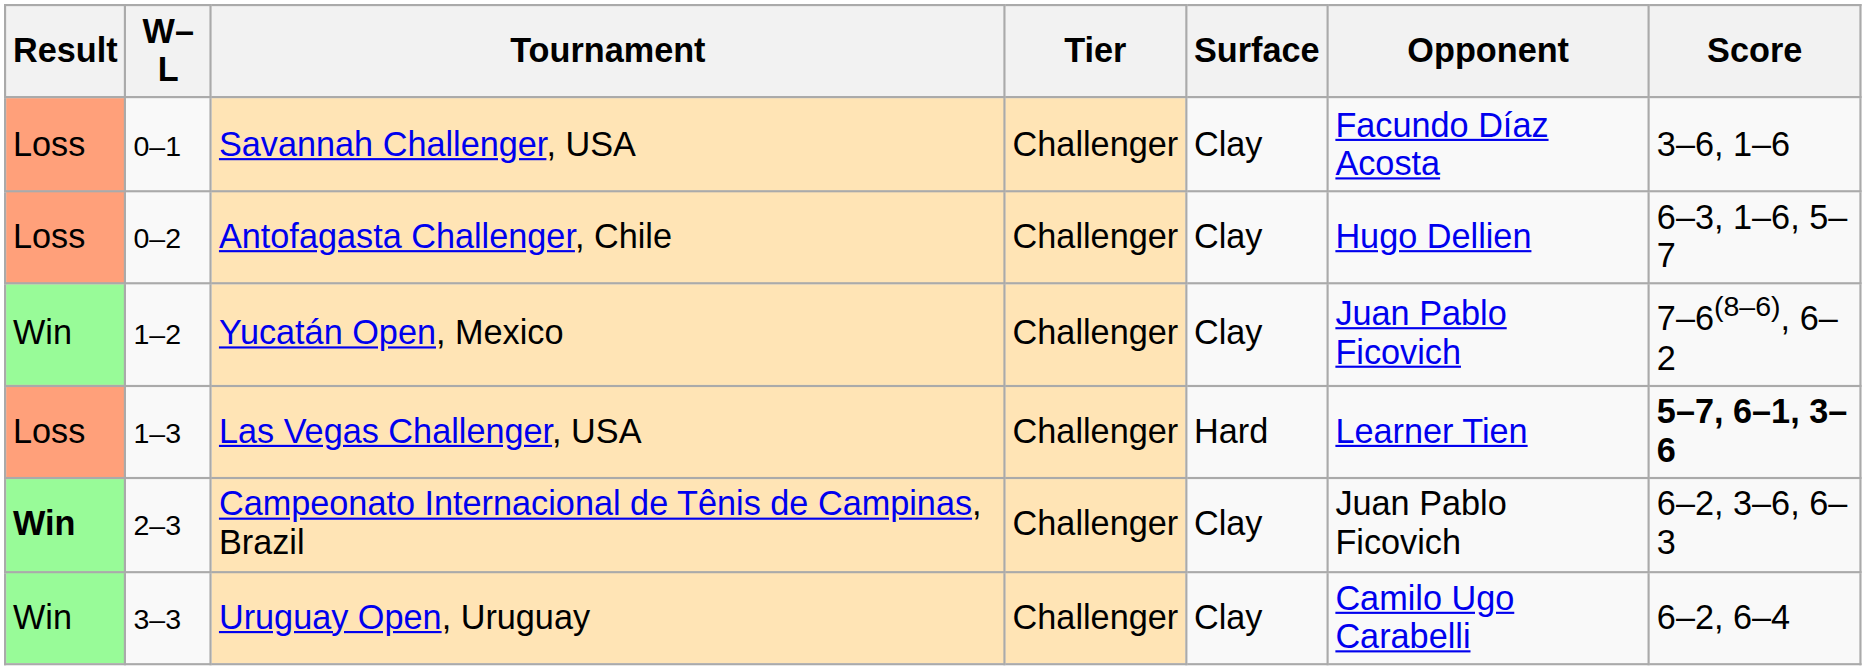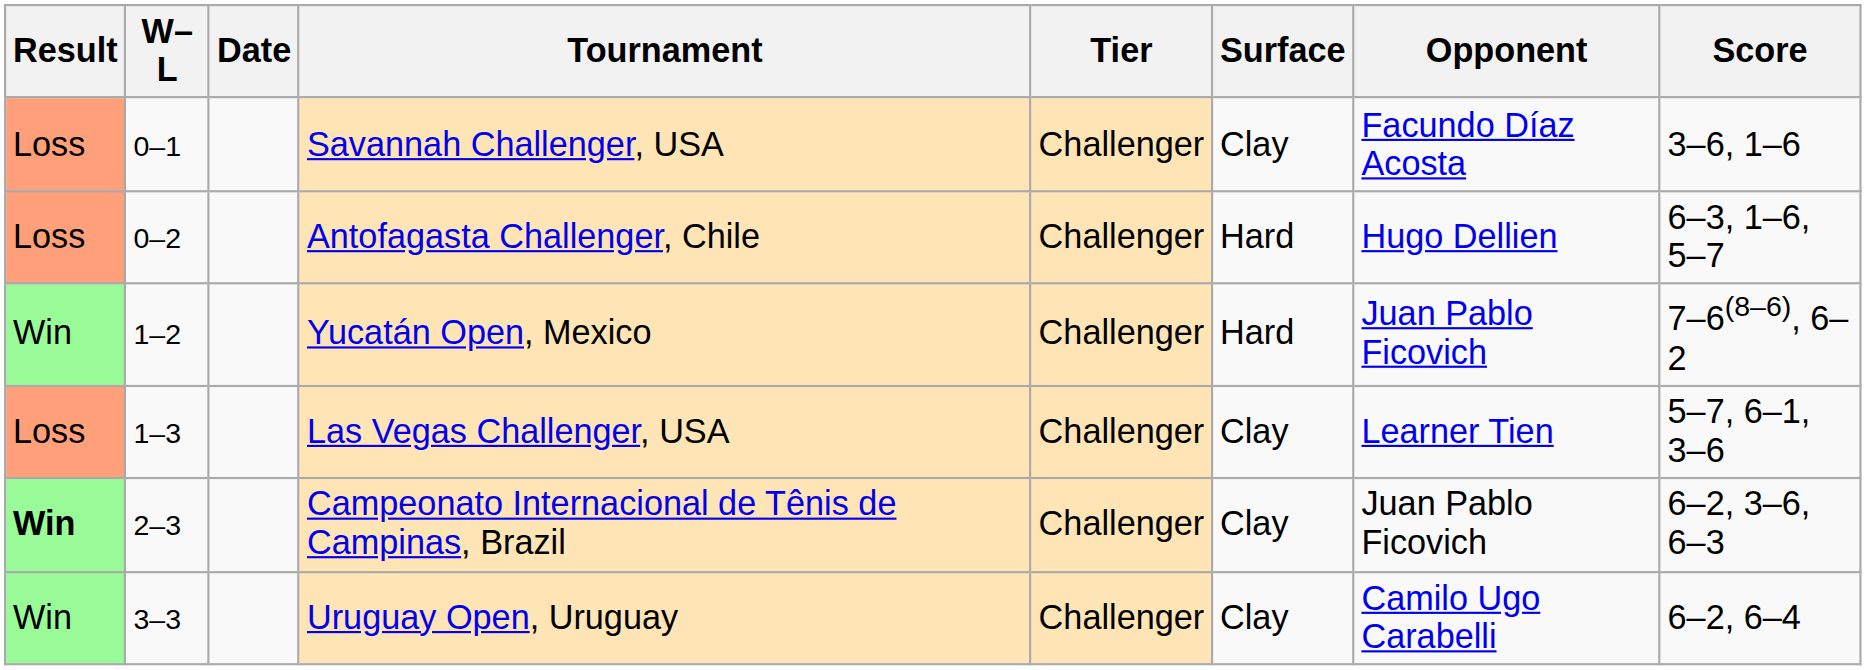+ column: (254, 50)
(1228, 236) Clay -> (1257, 236) Hard
(1228, 333) Clay -> (1257, 333) Hard
(1231, 431) Hard -> (1254, 431) Clay
(1752, 431) bold -> (1739, 431) normal
